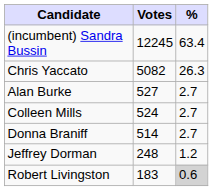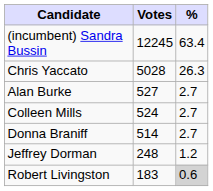(151, 71) 5082 -> (151, 71) 5028
